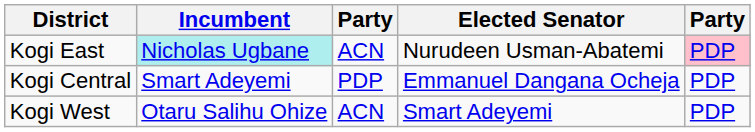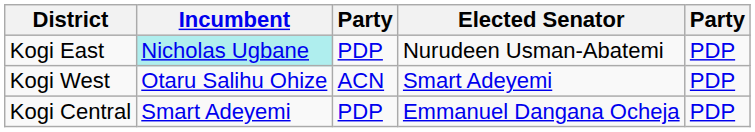(361, 50) ACN -> (360, 50) PDP
(712, 50) pink background -> (712, 50) no background
rows swapped: (70, 81) <-> (60, 111)
